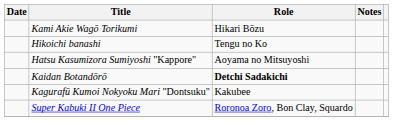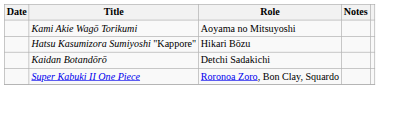(239, 28) Hikari Bōzu -> (248, 28) Aoyama no Mitsuyoshi
- row: (66, 44)
(262, 60) Aoyama no Mitsuyoshi -> (226, 44) Hikari Bōzu
(251, 76) bold -> (235, 60) normal
- row: (121, 92)
